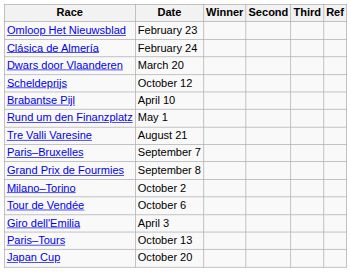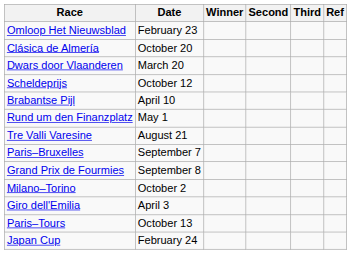(168, 48) February 24 -> (165, 48) October 20
- row: (46, 205)
(165, 258) October 20 -> (168, 240) February 24
